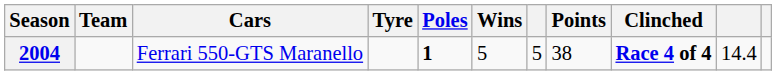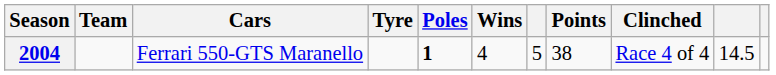(482, 53) 5 -> (482, 53) 4
(664, 53) bold -> (662, 53) normal
(739, 53) 14.4 -> (737, 53) 14.5
